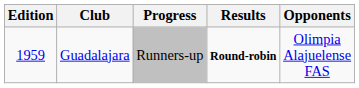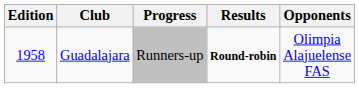(31, 54) 1959 -> (31, 54) 1958
